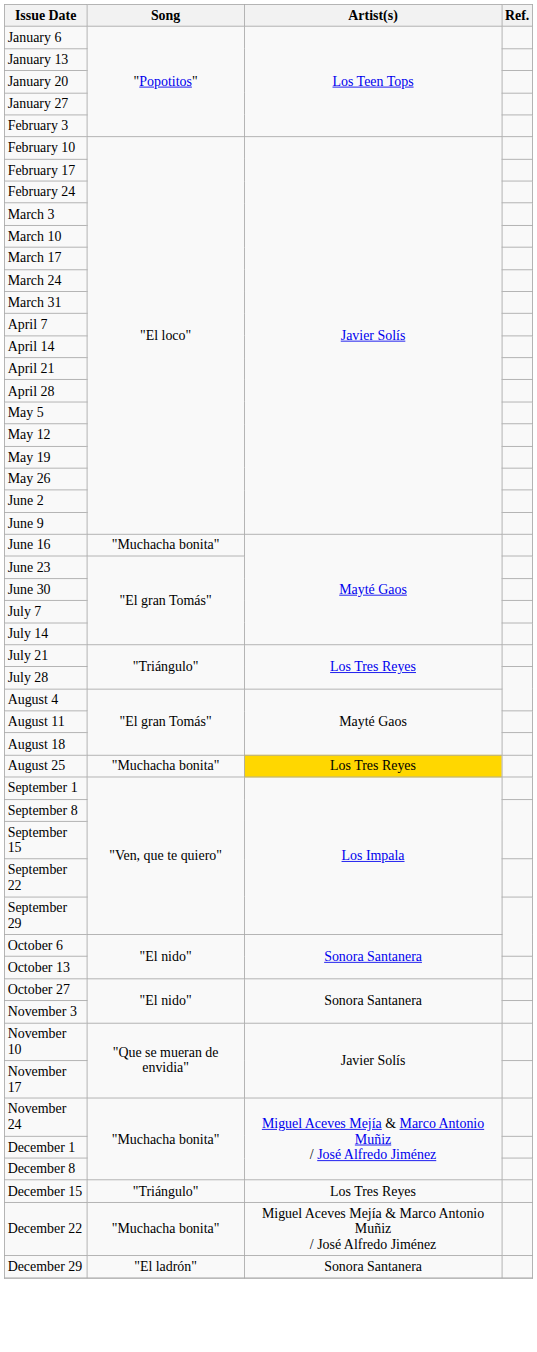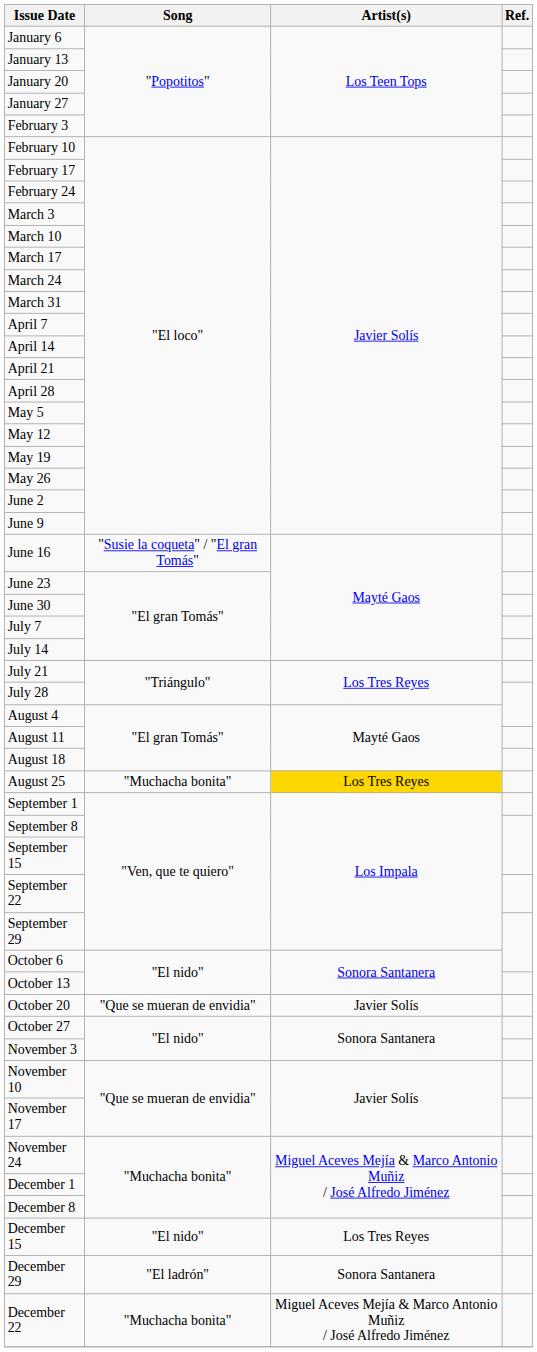(166, 545) "Muchacha bonita" -> (178, 553) "Susie la coqueta" / "El gran Tomás"
+ row: (39, 1005)
(166, 1191) "Triángulo" -> (178, 1236) "El nido"
rows swapped: (45, 1228) <-> (45, 1266)
